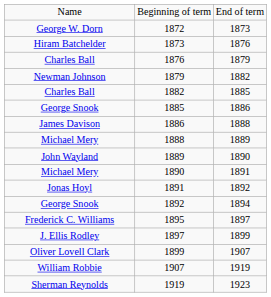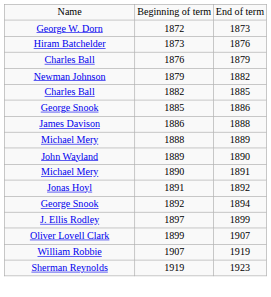- row: (174, 220)
